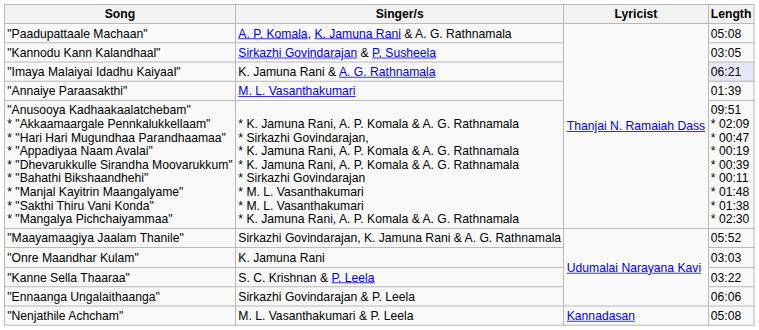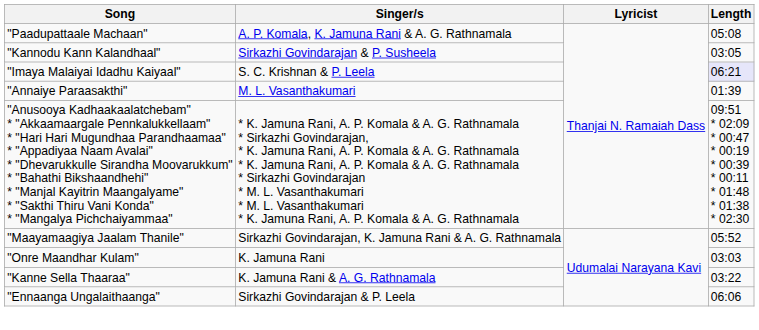(337, 72) K. Jamuna Rani & A. G. Rathnamala -> (306, 72) S. C. Krishnan & P. Leela
(306, 277) S. C. Krishnan & P. Leela -> (337, 277) K. Jamuna Rani & A. G. Rathnamala
- row: (65, 316)
